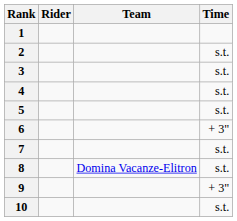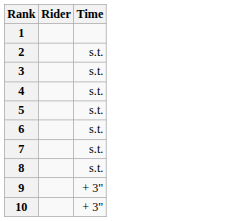- column: (137, 14)
(219, 129) + 3" -> (96, 129) s.t.
(222, 206) s.t. -> (93, 206) + 3"
